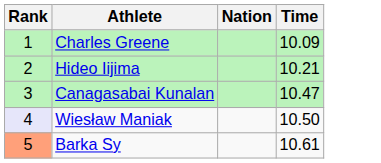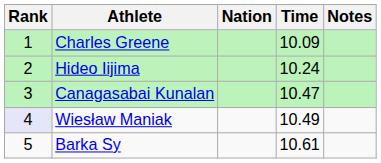+ column: (350, 17)
(300, 68) 10.21 -> (300, 68) 10.24
(300, 119) 10.50 -> (300, 119) 10.49
(28, 145) lightsalmon background -> (28, 145) no background
